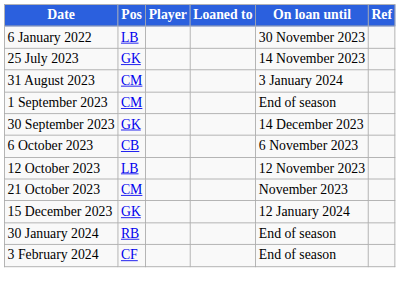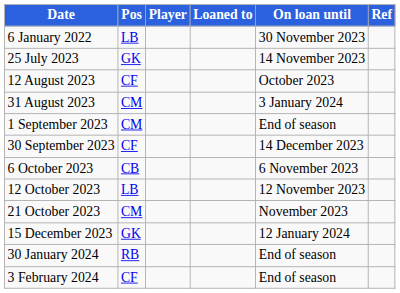+ row: (51, 80)
(131, 124) GK -> (129, 146) CF
